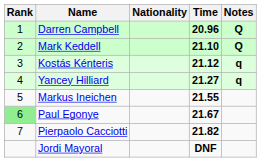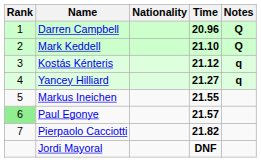(205, 115) 21.67 -> (205, 115) 21.57
